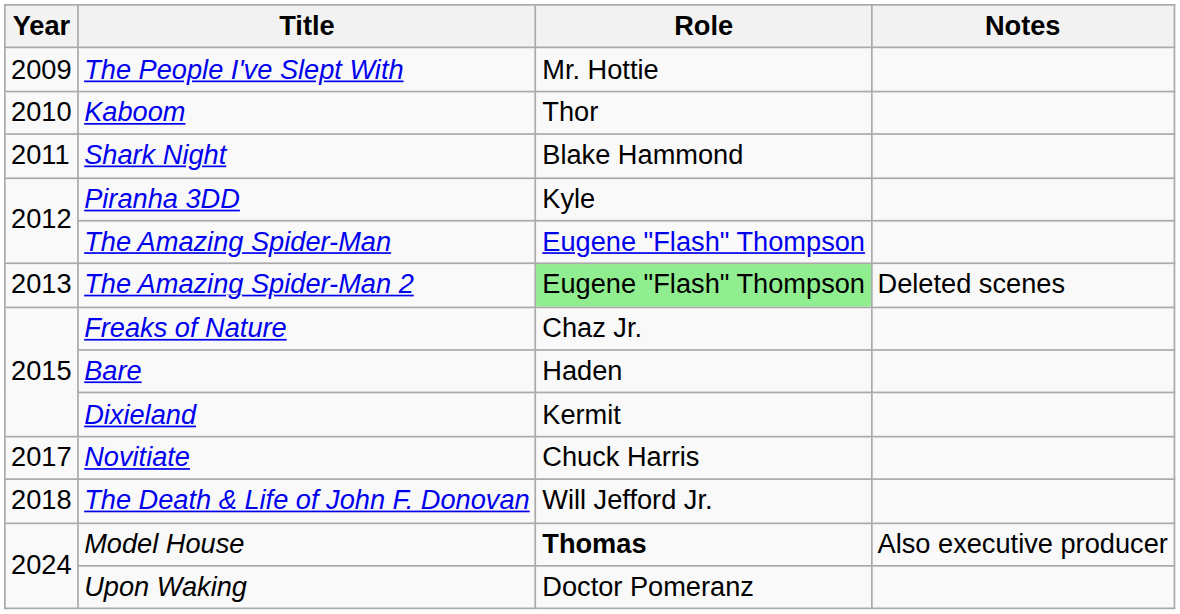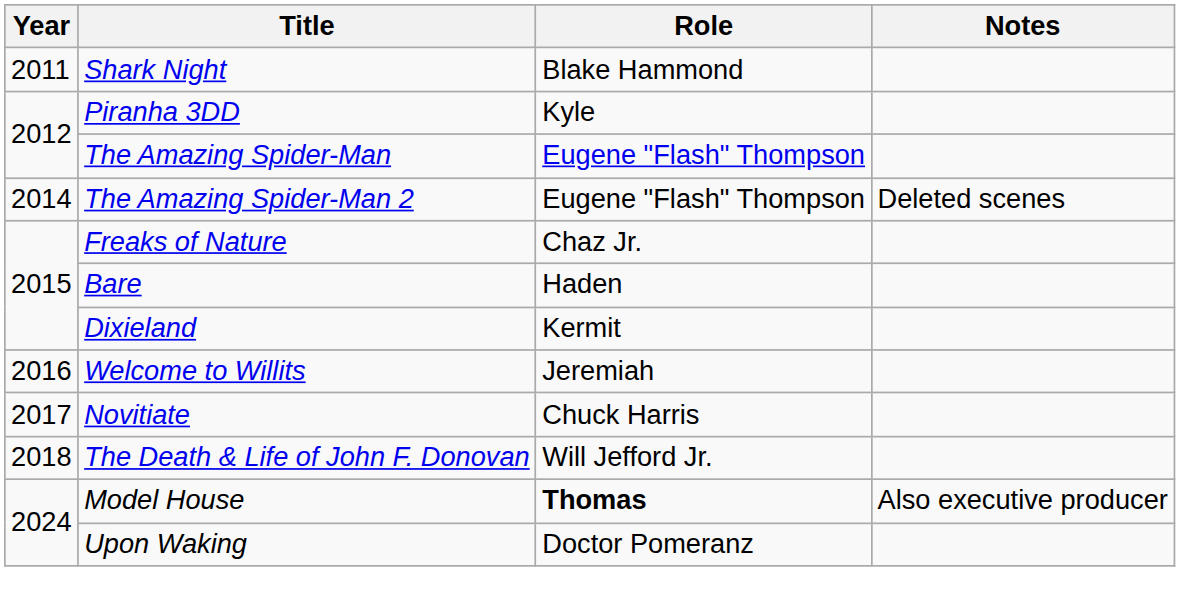- row: (244, 69)
- row: (135, 112)
(41, 284) 2013 -> (41, 198) 2014
(704, 284) lightgreen background -> (704, 198) no background
+ row: (195, 371)
